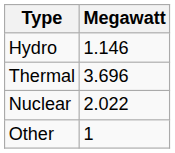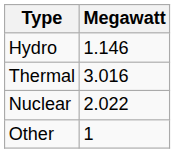(106, 76) 3.696 -> (106, 76) 3.016
